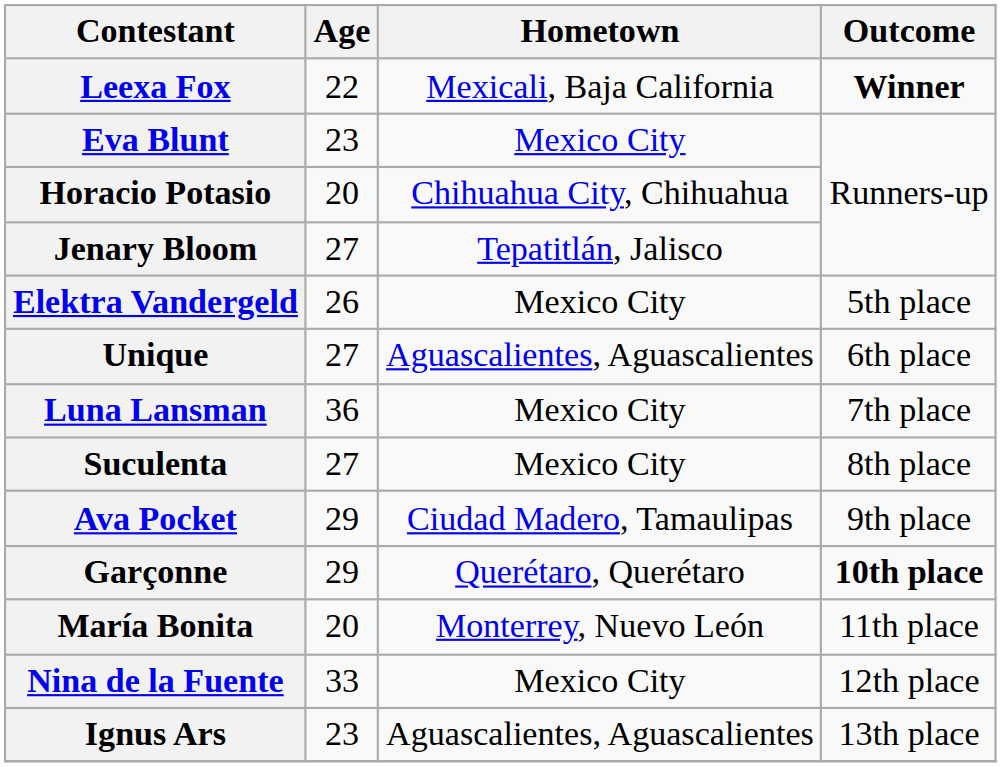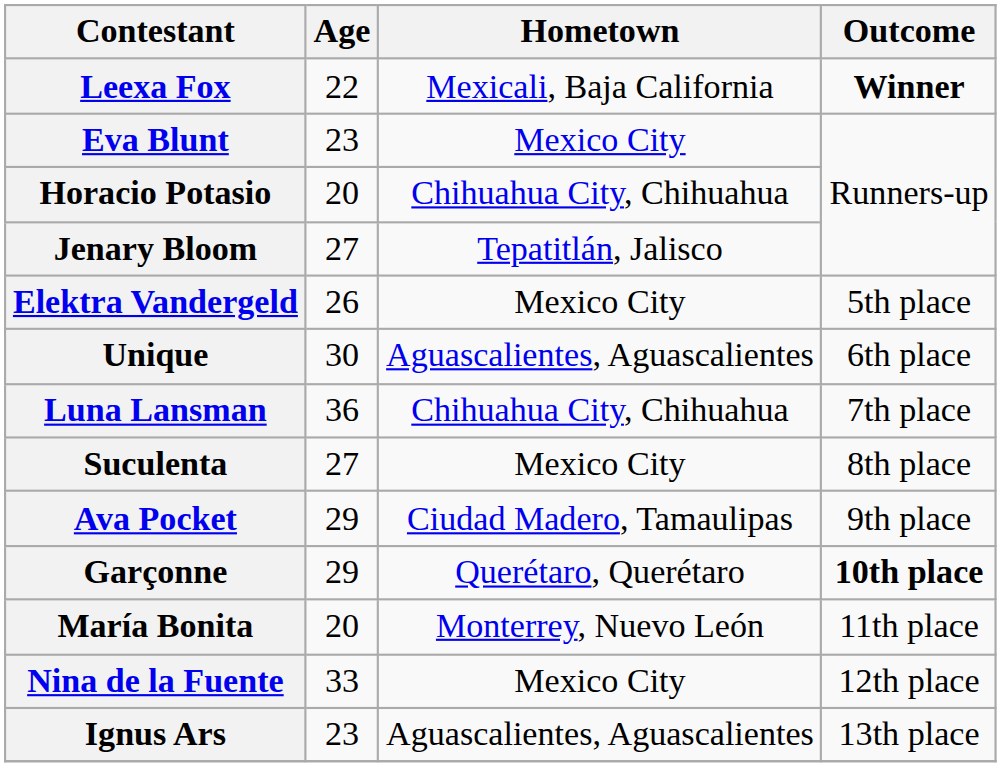(342, 355) 27 -> (342, 355) 30
(600, 409) Mexico City -> (600, 409) Chihuahua City, Chihuahua
